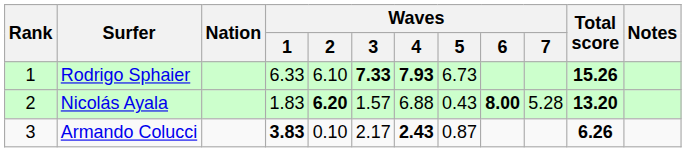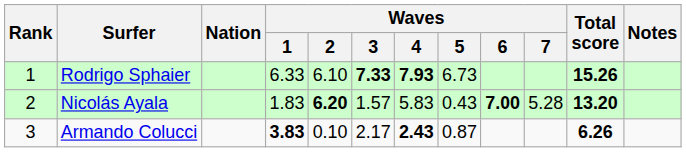(416, 103) 6.88 -> (416, 103) 5.83
(503, 103) 8.00 -> (503, 103) 7.00
